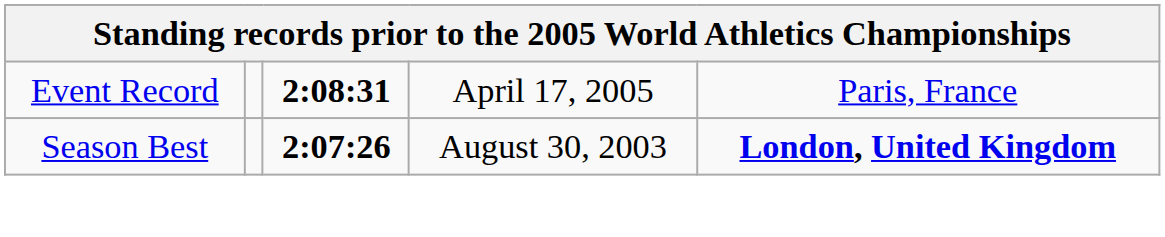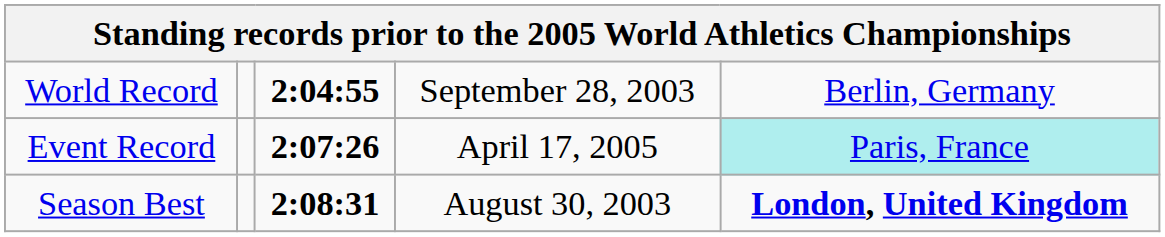+ row: (121, 89)
(336, 89) 2:08:31 -> (325, 145) 2:07:26
(928, 89) no background -> (940, 145) paleturquoise background
(336, 145) 2:07:26 -> (325, 202) 2:08:31
